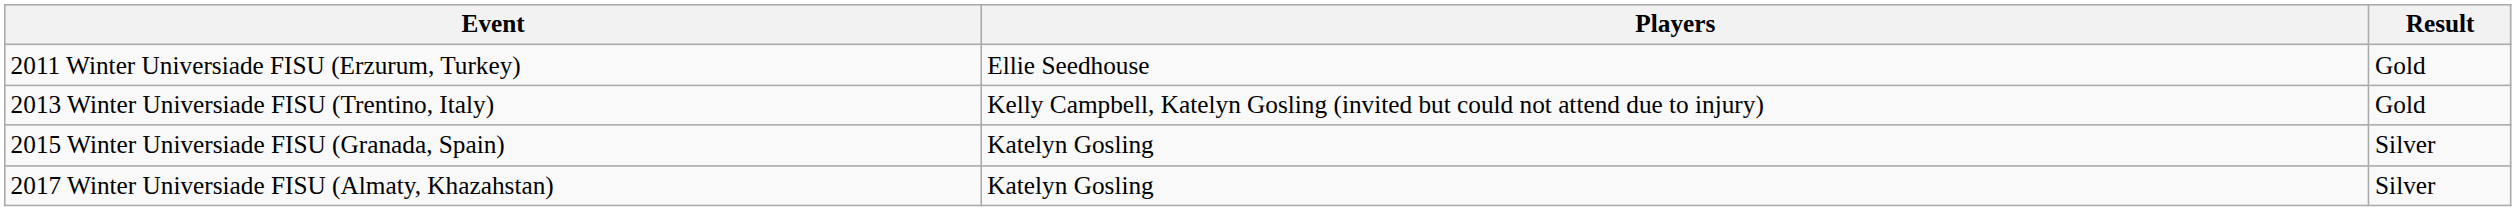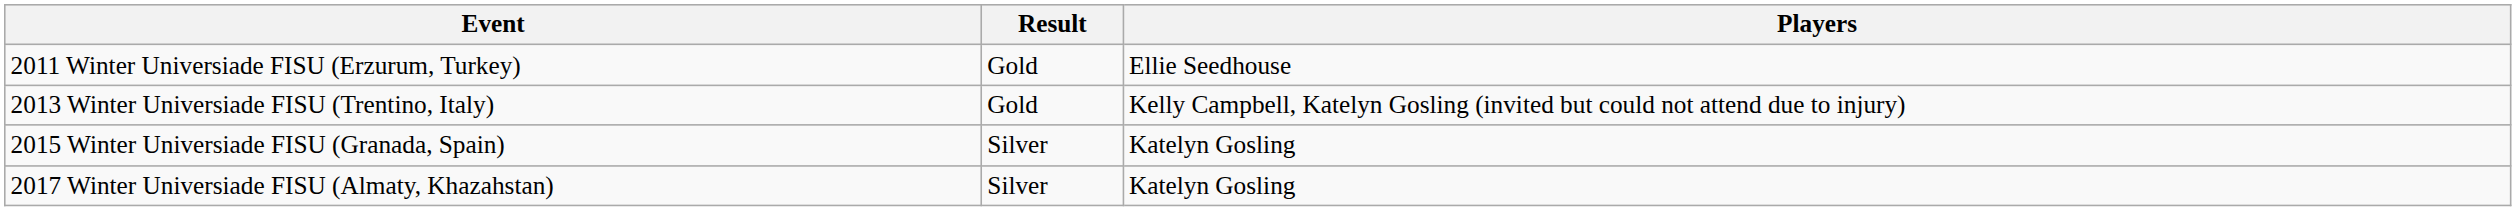columns swapped: (1675, 24) <-> (2440, 24)
